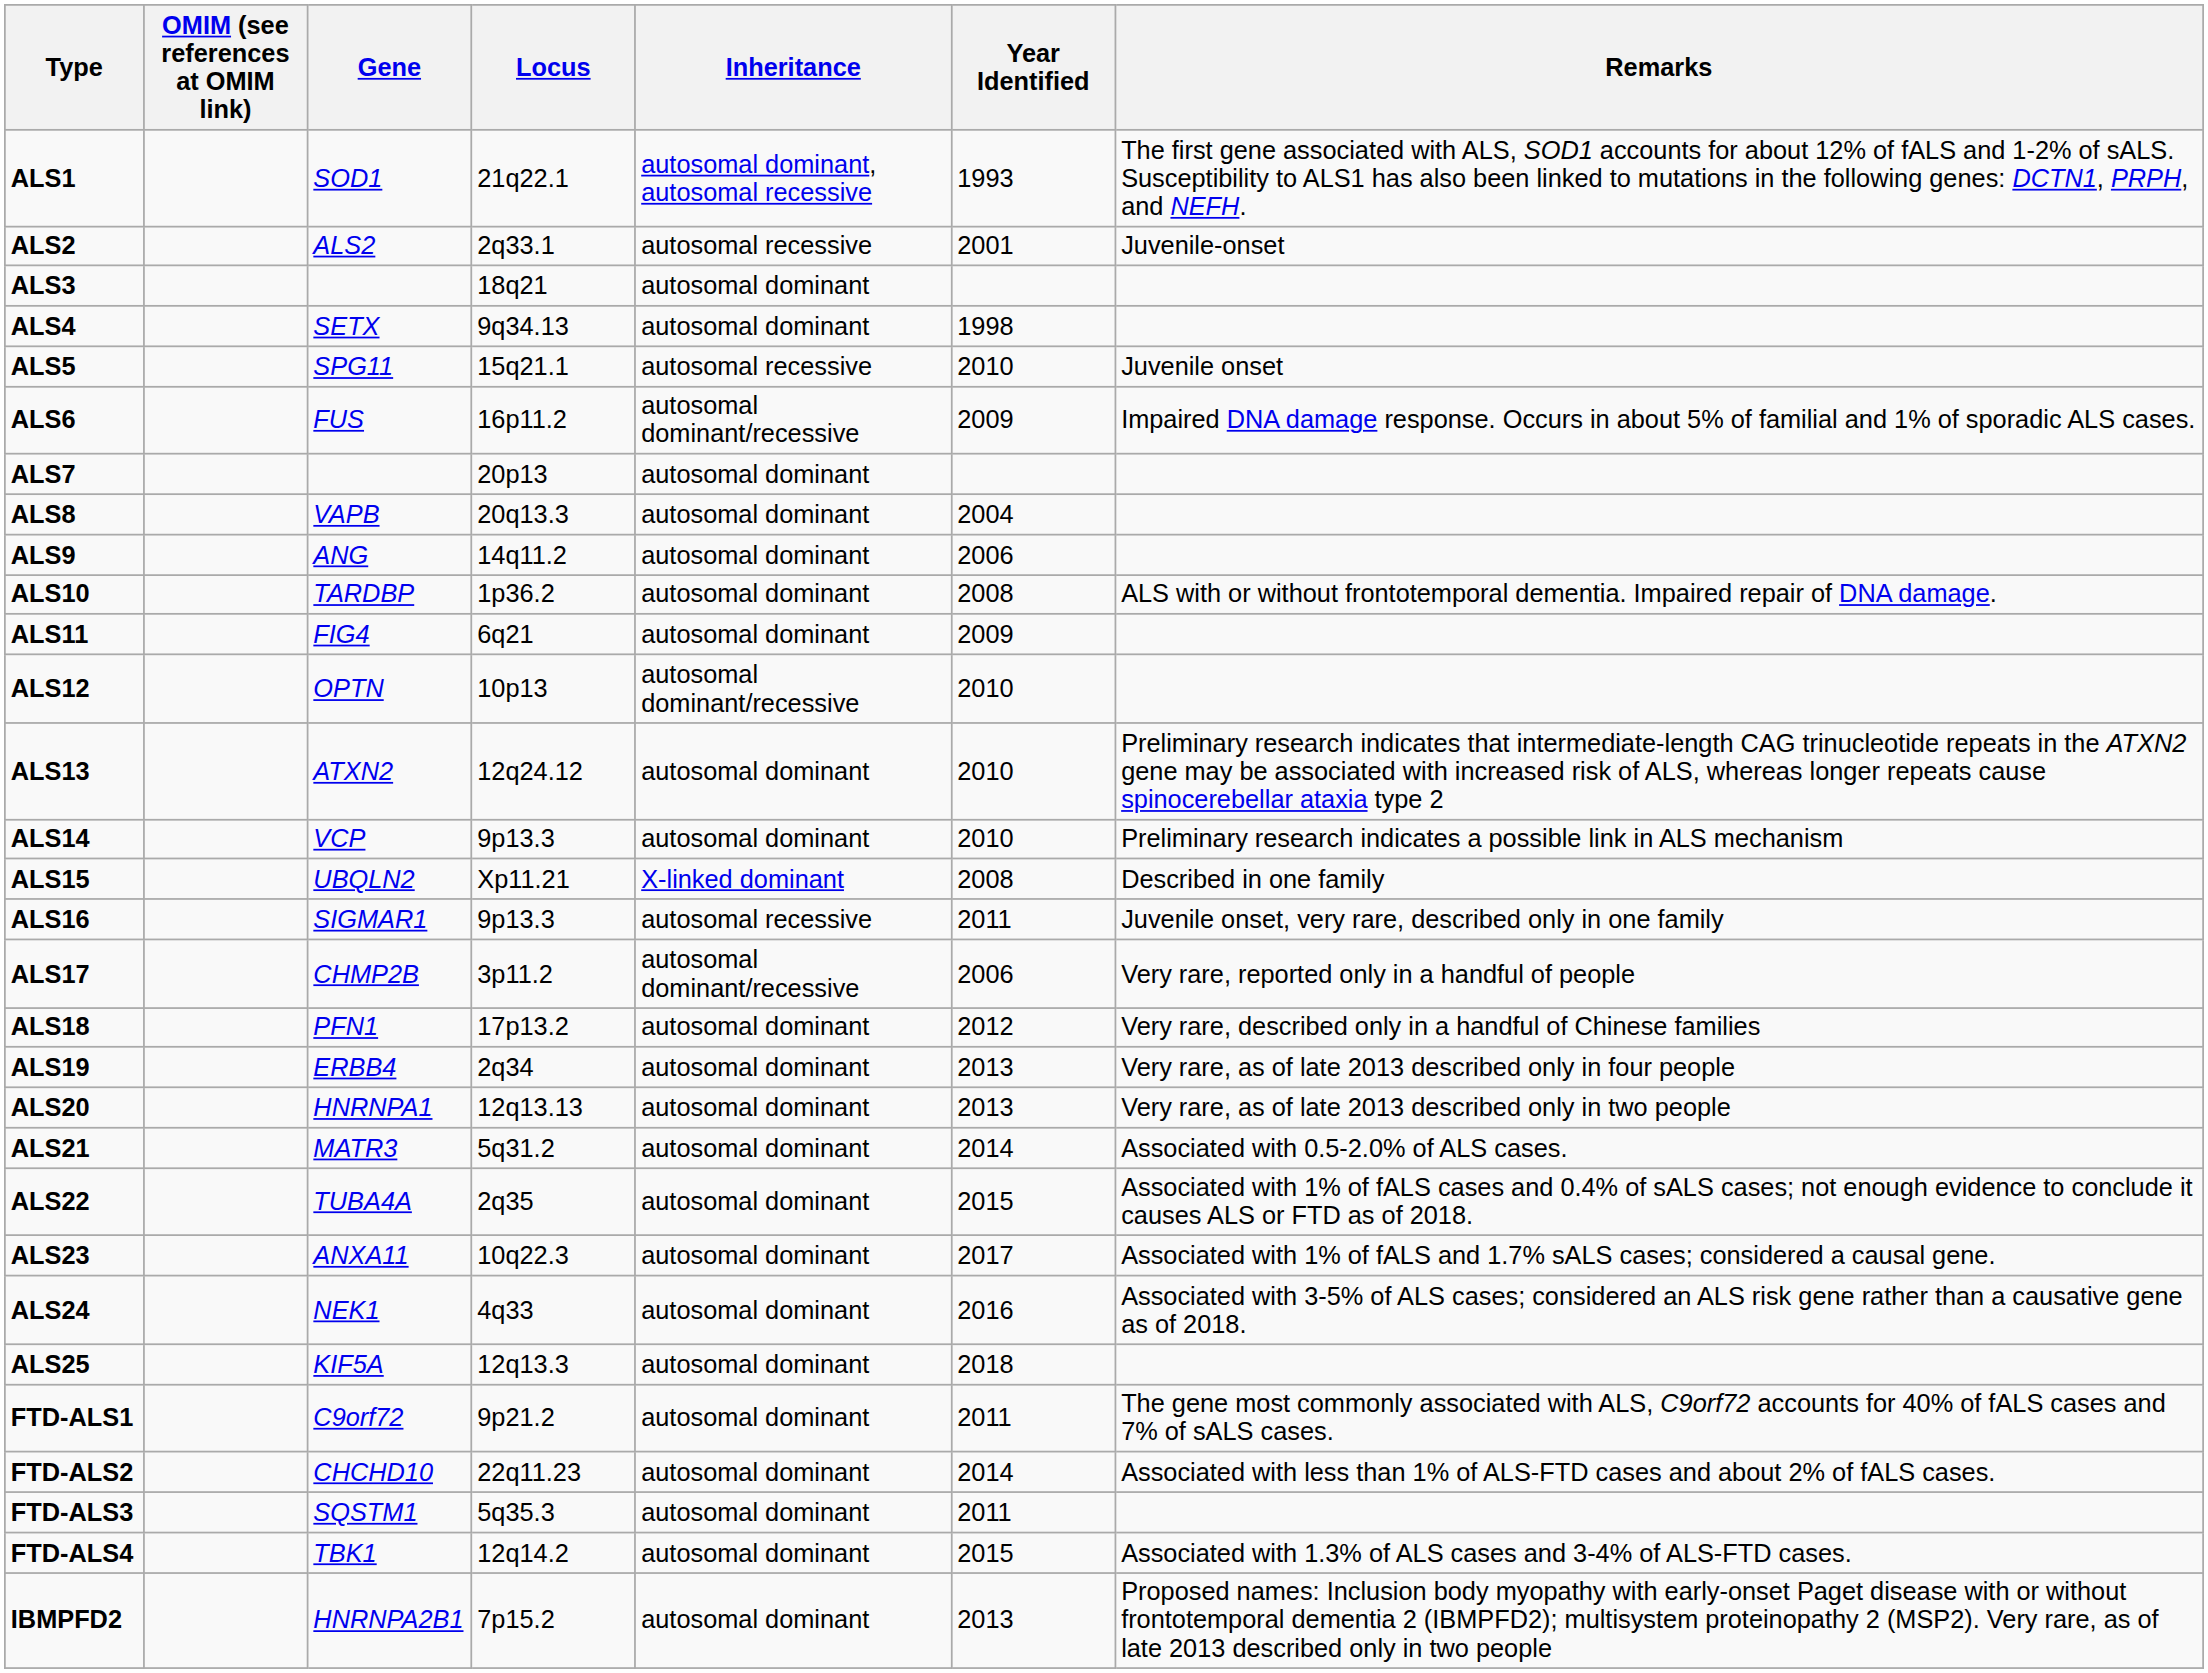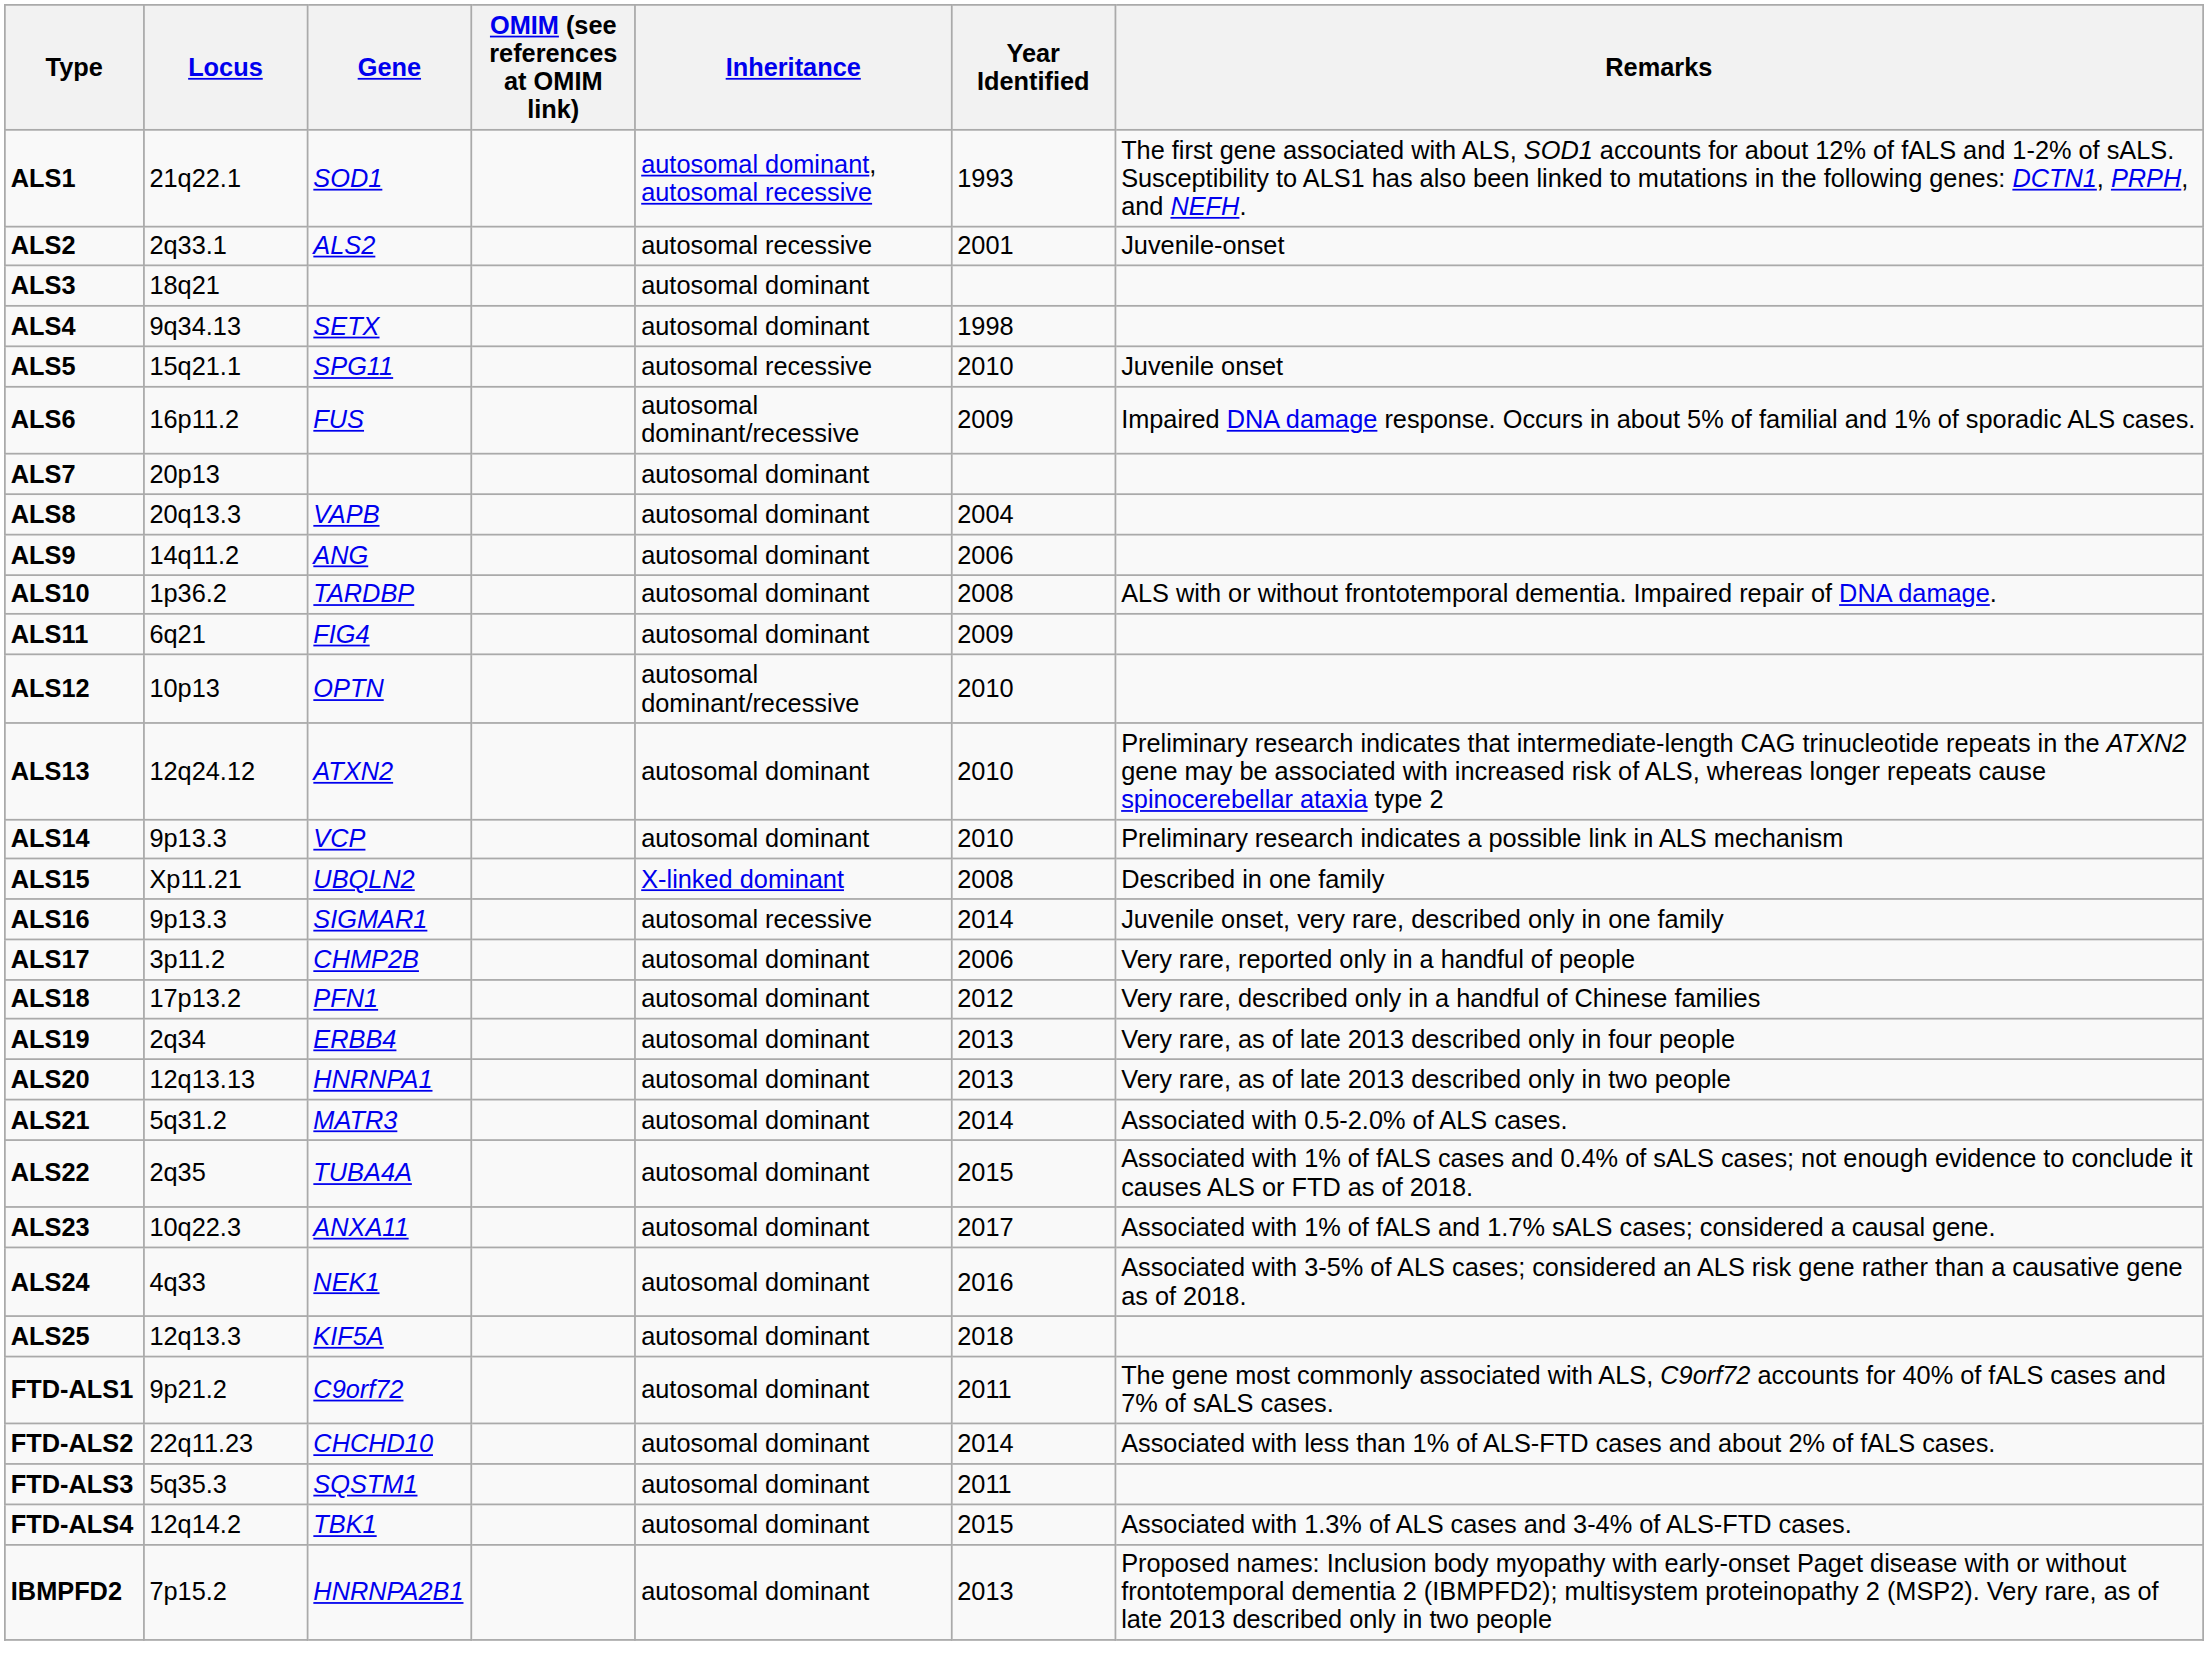columns swapped: (225, 68) <-> (553, 68)
(984, 919) 2011 -> (985, 919) 2014
(750, 973) autosomal dominant/recessive -> (755, 959) autosomal dominant
